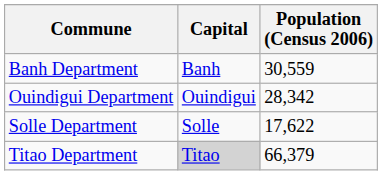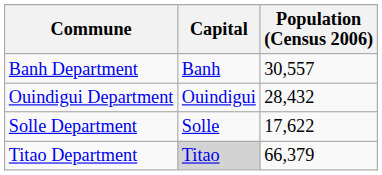(289, 68) 30,559 -> (289, 68) 30,557
(289, 97) 28,342 -> (289, 97) 28,432
